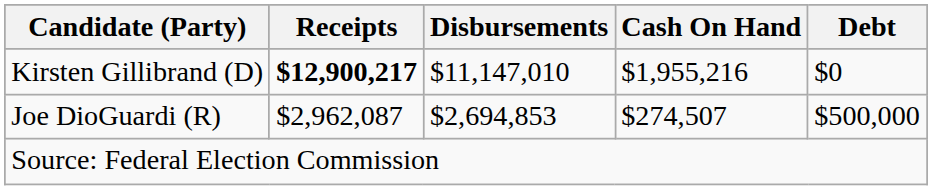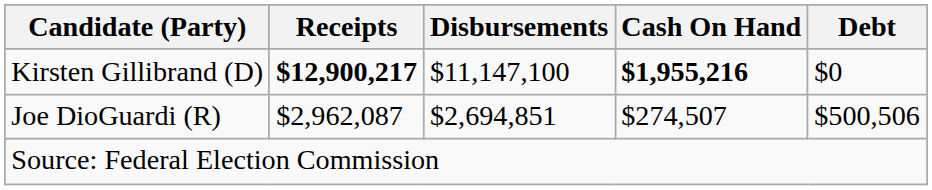(500, 71) $11,147,010 -> (500, 71) $11,147,100
(685, 71) normal -> (685, 71) bold
(493, 116) $2,694,853 -> (493, 116) $2,694,851
(867, 116) $500,000 -> (867, 116) $500,506
